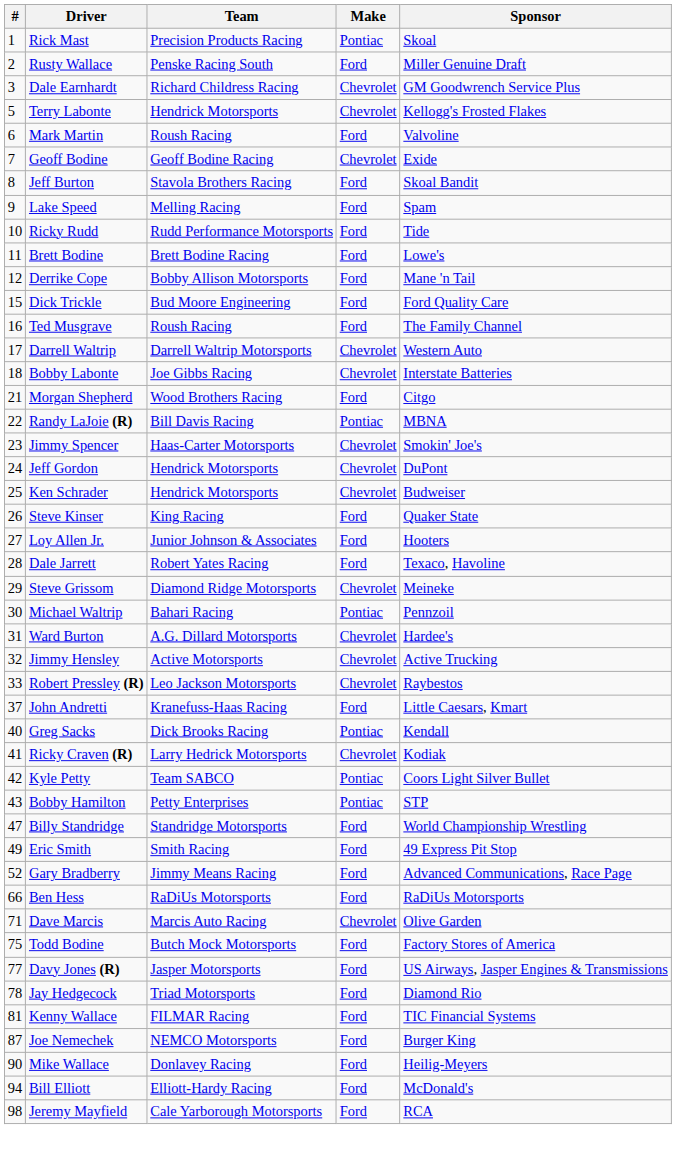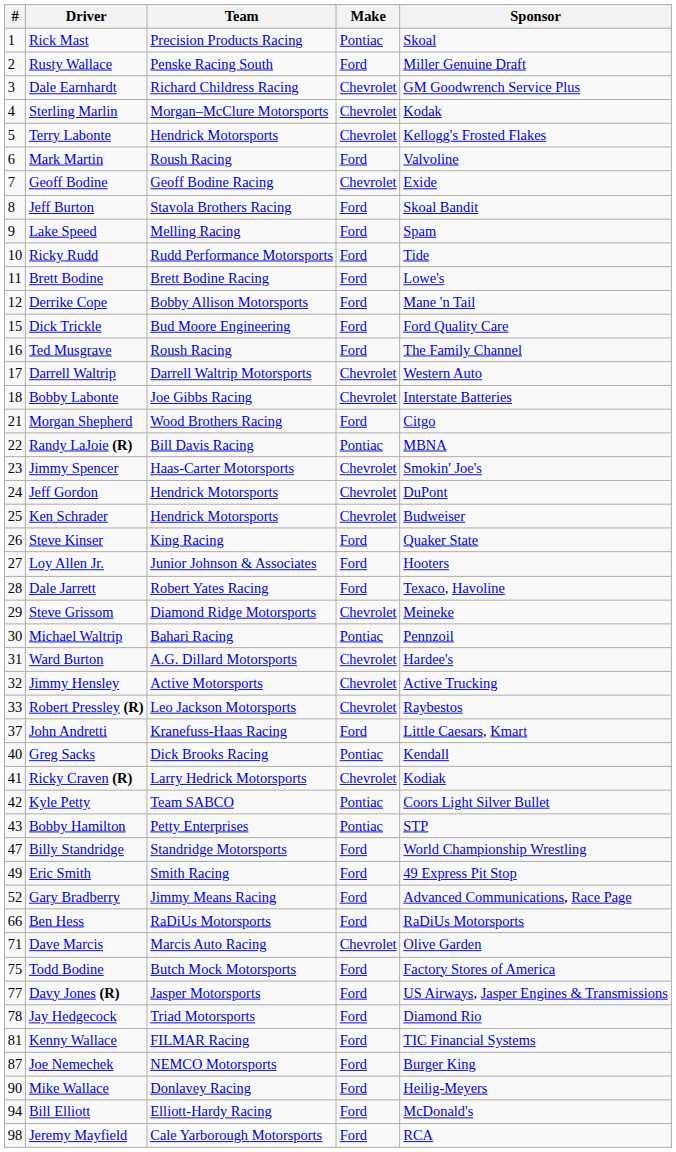+ row: (73, 111)
